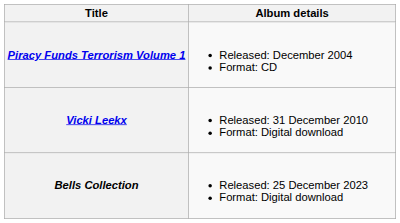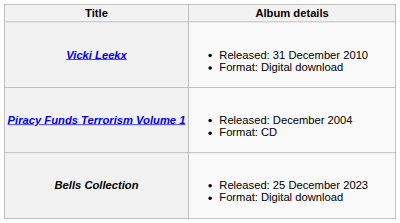rows swapped: (97, 54) <-> (97, 120)
